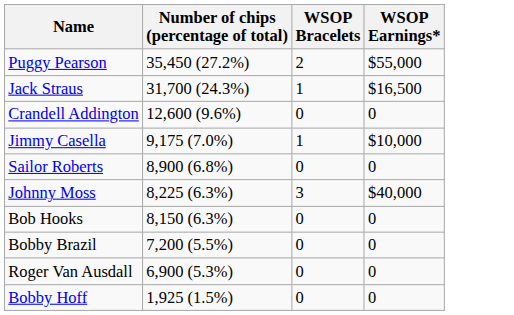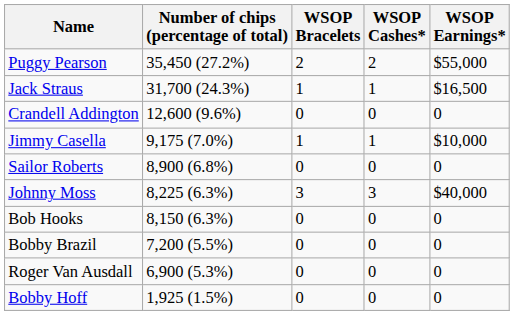+ column: (397, 26)
